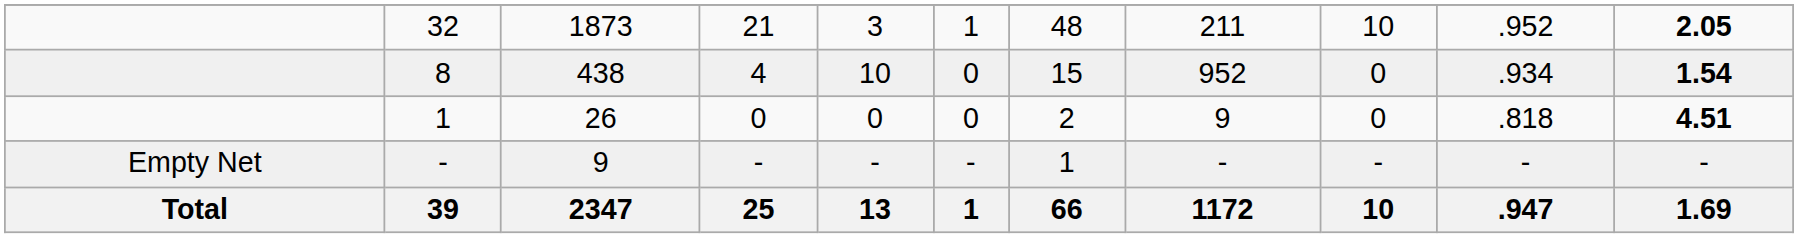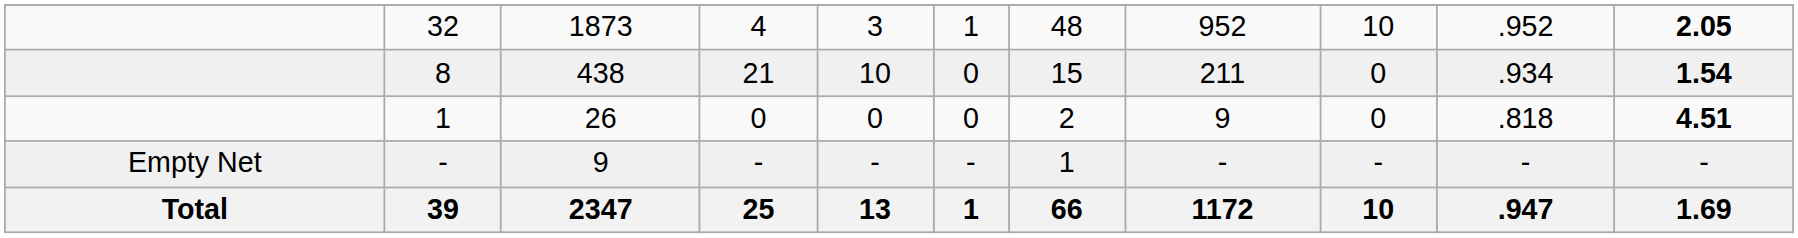(758, 27) 21 -> (758, 27) 4
(1222, 27) 211 -> (1222, 27) 952
(758, 72) 4 -> (758, 72) 21
(1222, 72) 952 -> (1222, 72) 211
